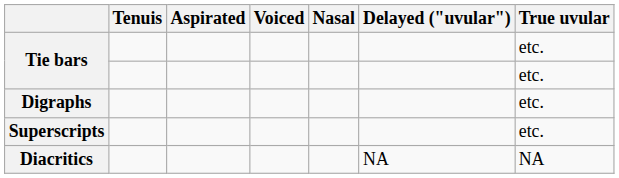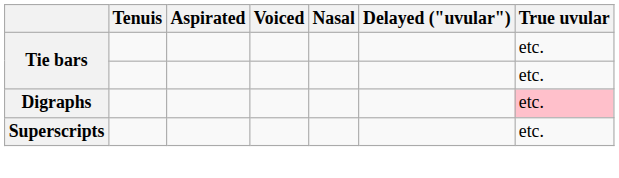(531, 103) no background -> (531, 103) pink background
- row: (56, 159)
